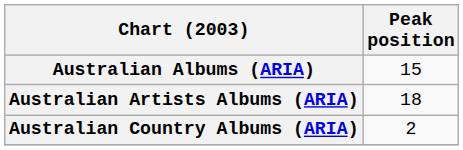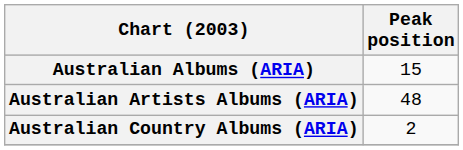(411, 100) 18 -> (411, 100) 48
